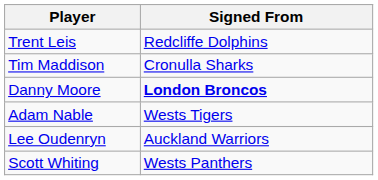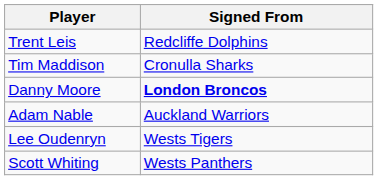(188, 114) Wests Tigers -> (206, 114) Auckland Warriors
(206, 139) Auckland Warriors -> (188, 139) Wests Tigers
